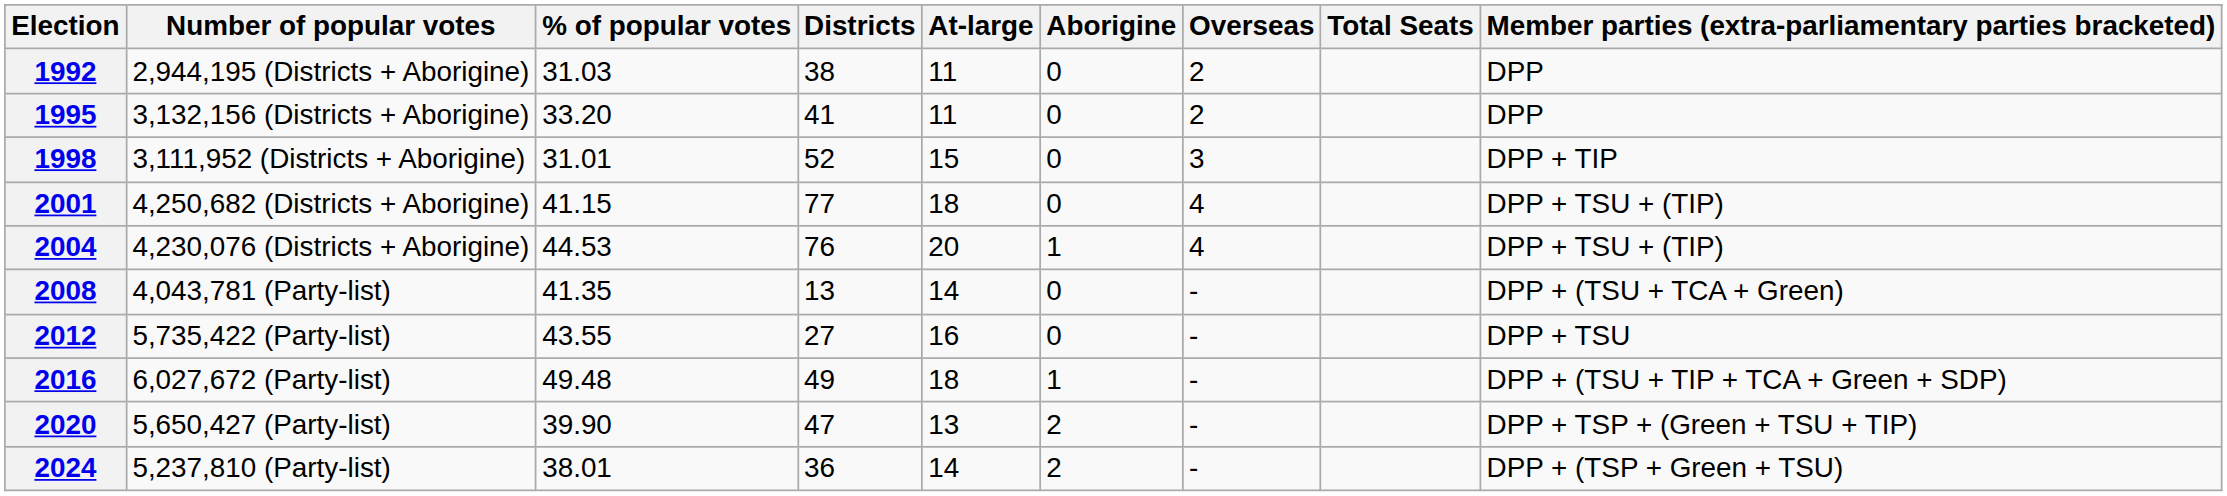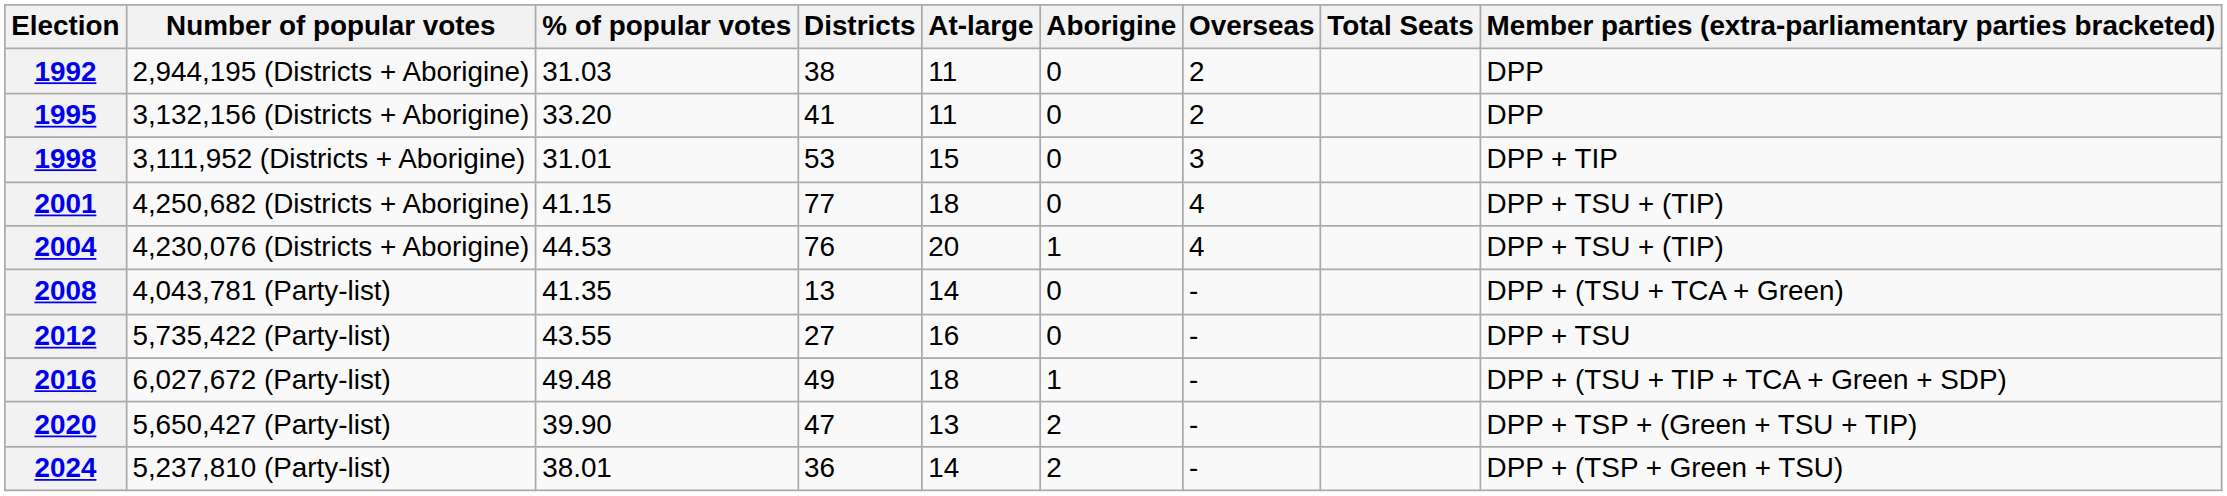(820, 159) 52 -> (820, 159) 53
